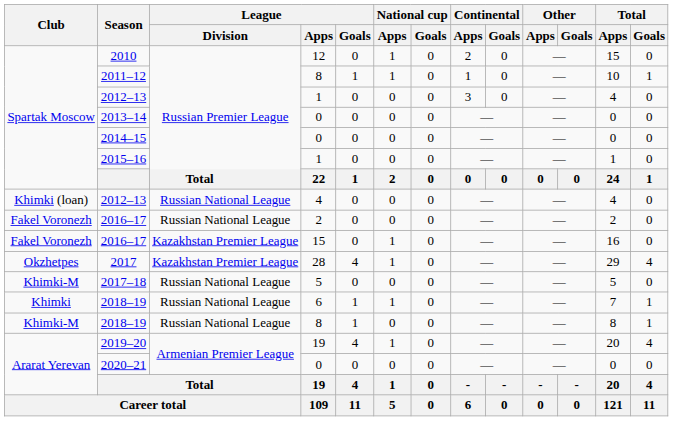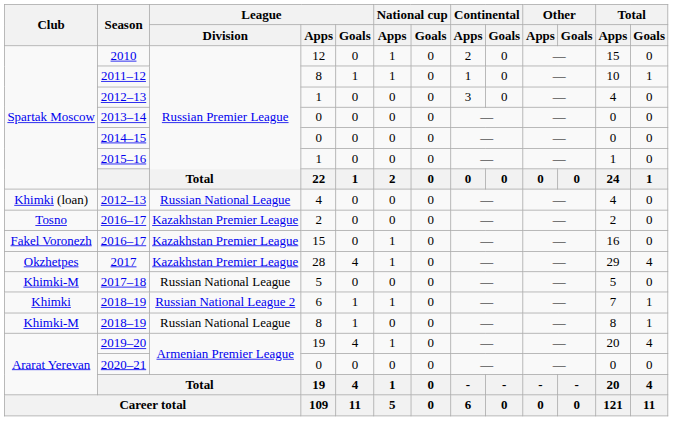(51, 220) Fakel Voronezh -> (51, 220) Tosno
(225, 220) Russian National League -> (225, 220) Kazakhstan Premier League
(225, 302) Russian National League -> (225, 302) Russian National League 2
